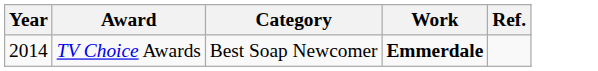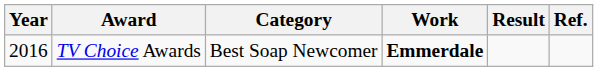+ column: (519, 19)
(28, 50) 2014 -> (28, 50) 2016
